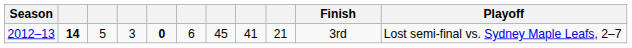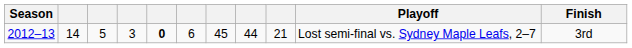columns swapped: (338, 14) <-> (504, 14)
(73, 33) bold -> (73, 33) normal
(251, 33) 41 -> (251, 33) 44
